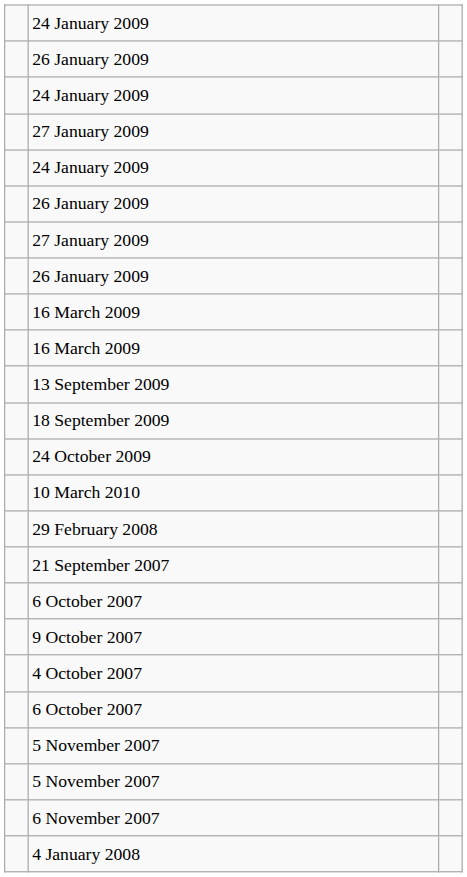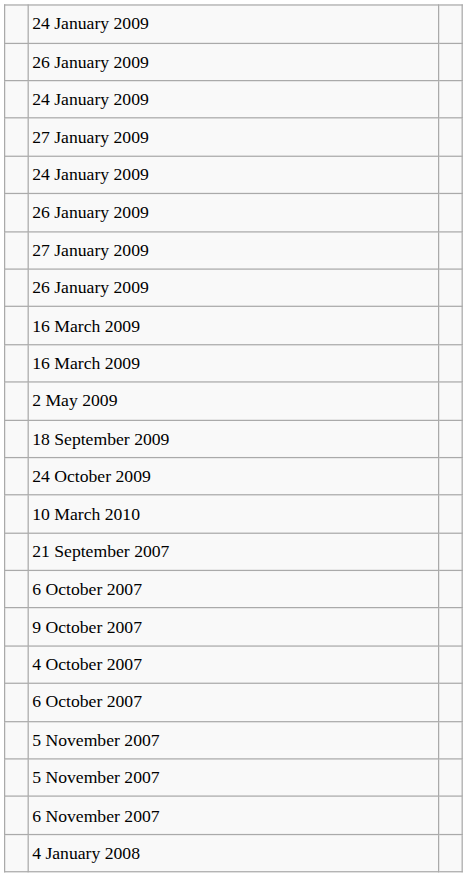+ row: (16, 401)
- row: (16, 384)
- row: (16, 529)
